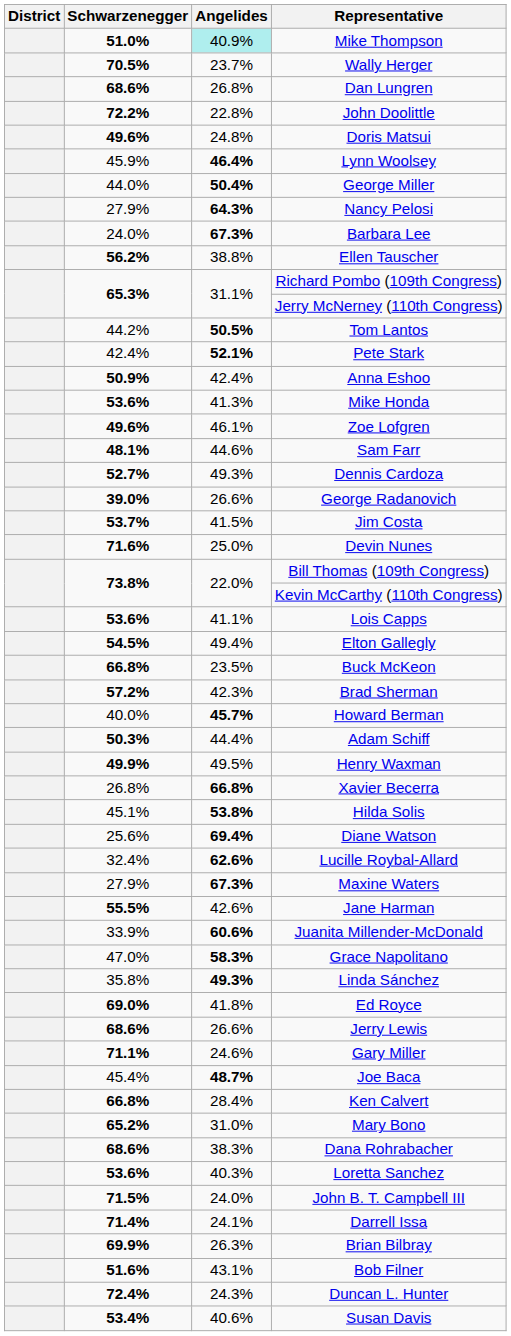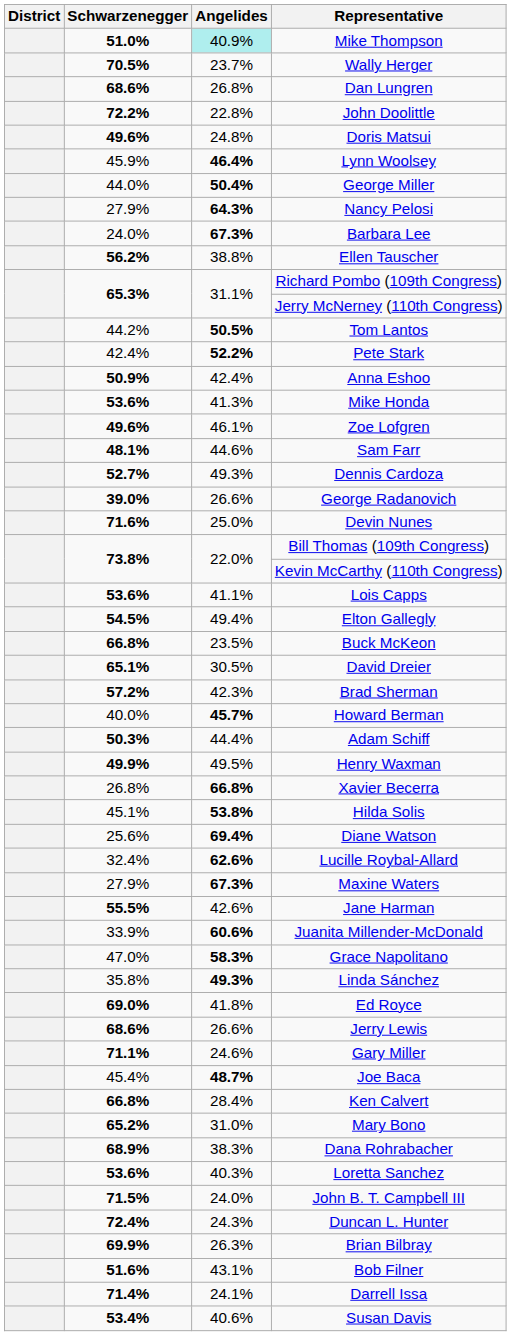(231, 354) 52.1% -> (231, 354) 52.2%
- row: (389, 522)
+ row: (389, 667)
(128, 1149) 68.6% -> (128, 1149) 68.9%
rows swapped: (389, 1221) <-> (389, 1294)
